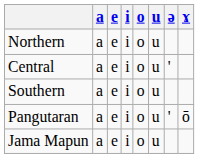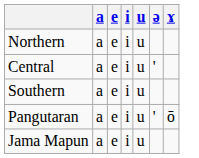- column: (141, 16)
